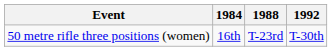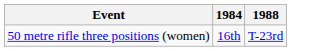- column: (307, 14)
